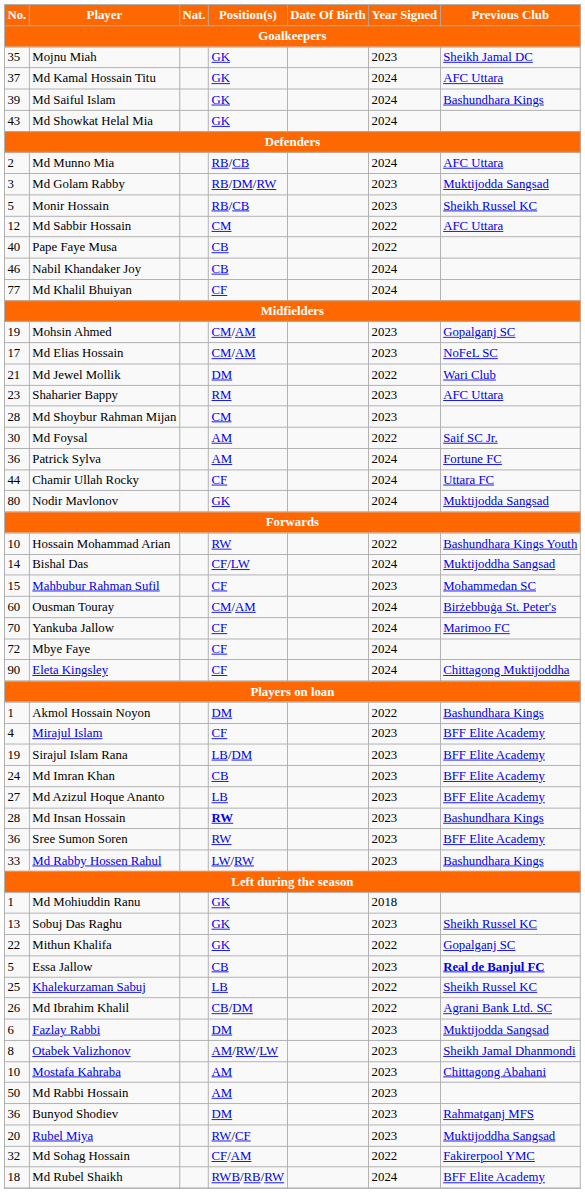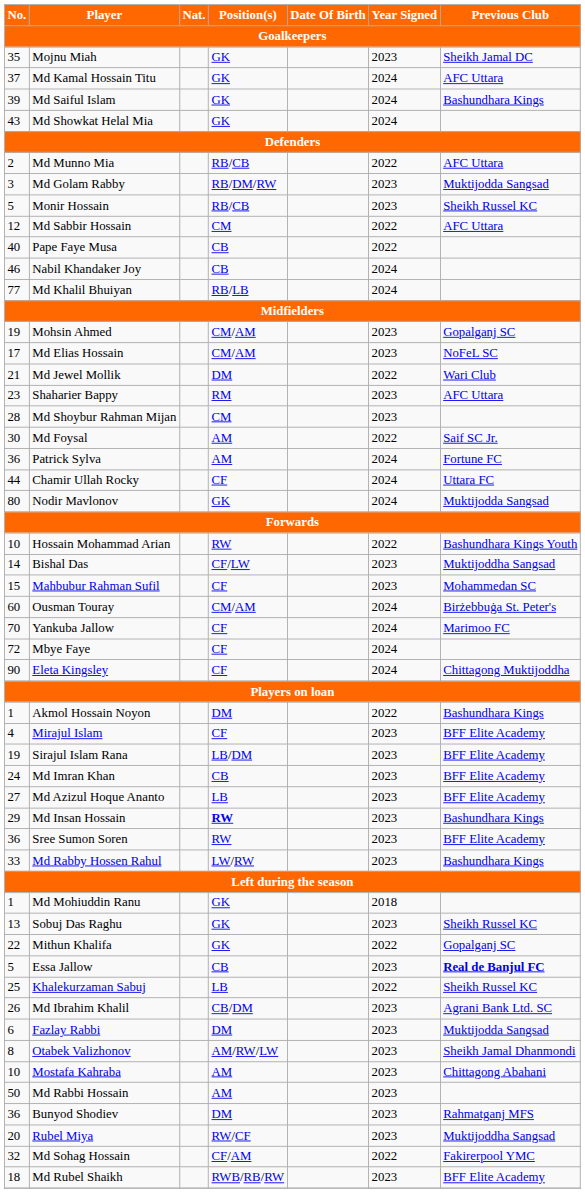(384, 163) 2024 -> (384, 163) 2022
(219, 290) CF -> (230, 290) RB/LB
(384, 565) 2024 -> (384, 565) 2023
(14, 818) 28 -> (14, 818) 29
(384, 1008) 2022 -> (384, 1008) 2023
(384, 1178) 2024 -> (384, 1178) 2023
